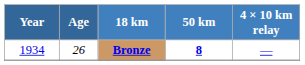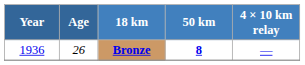(32, 50) 1934 -> (32, 50) 1936
